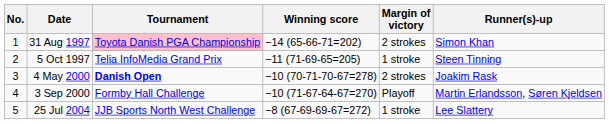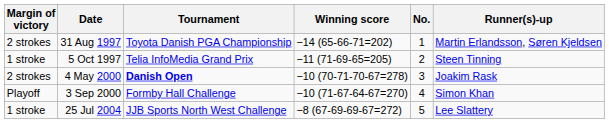columns swapped: (16, 19) <-> (406, 19)
(178, 42) pink background -> (209, 42) no background
(465, 42) Simon Khan -> (519, 42) Martin Erlandsson, Søren Kjeldsen
(519, 93) Martin Erlandsson, Søren Kjeldsen -> (465, 93) Simon Khan
